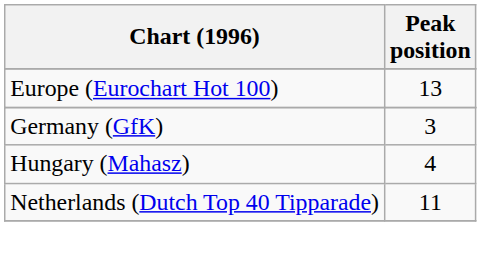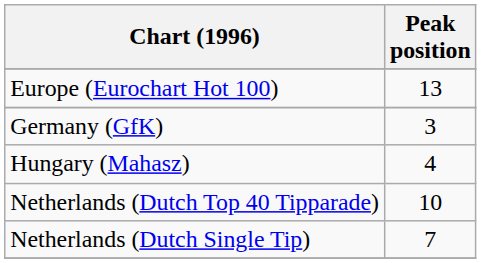(430, 201) 11 -> (430, 201) 10
+ row: (160, 239)
